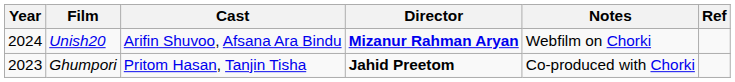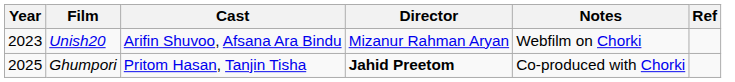(25, 41) 2024 -> (25, 41) 2023
(434, 41) bold -> (429, 41) normal
(25, 65) 2023 -> (25, 65) 2025
